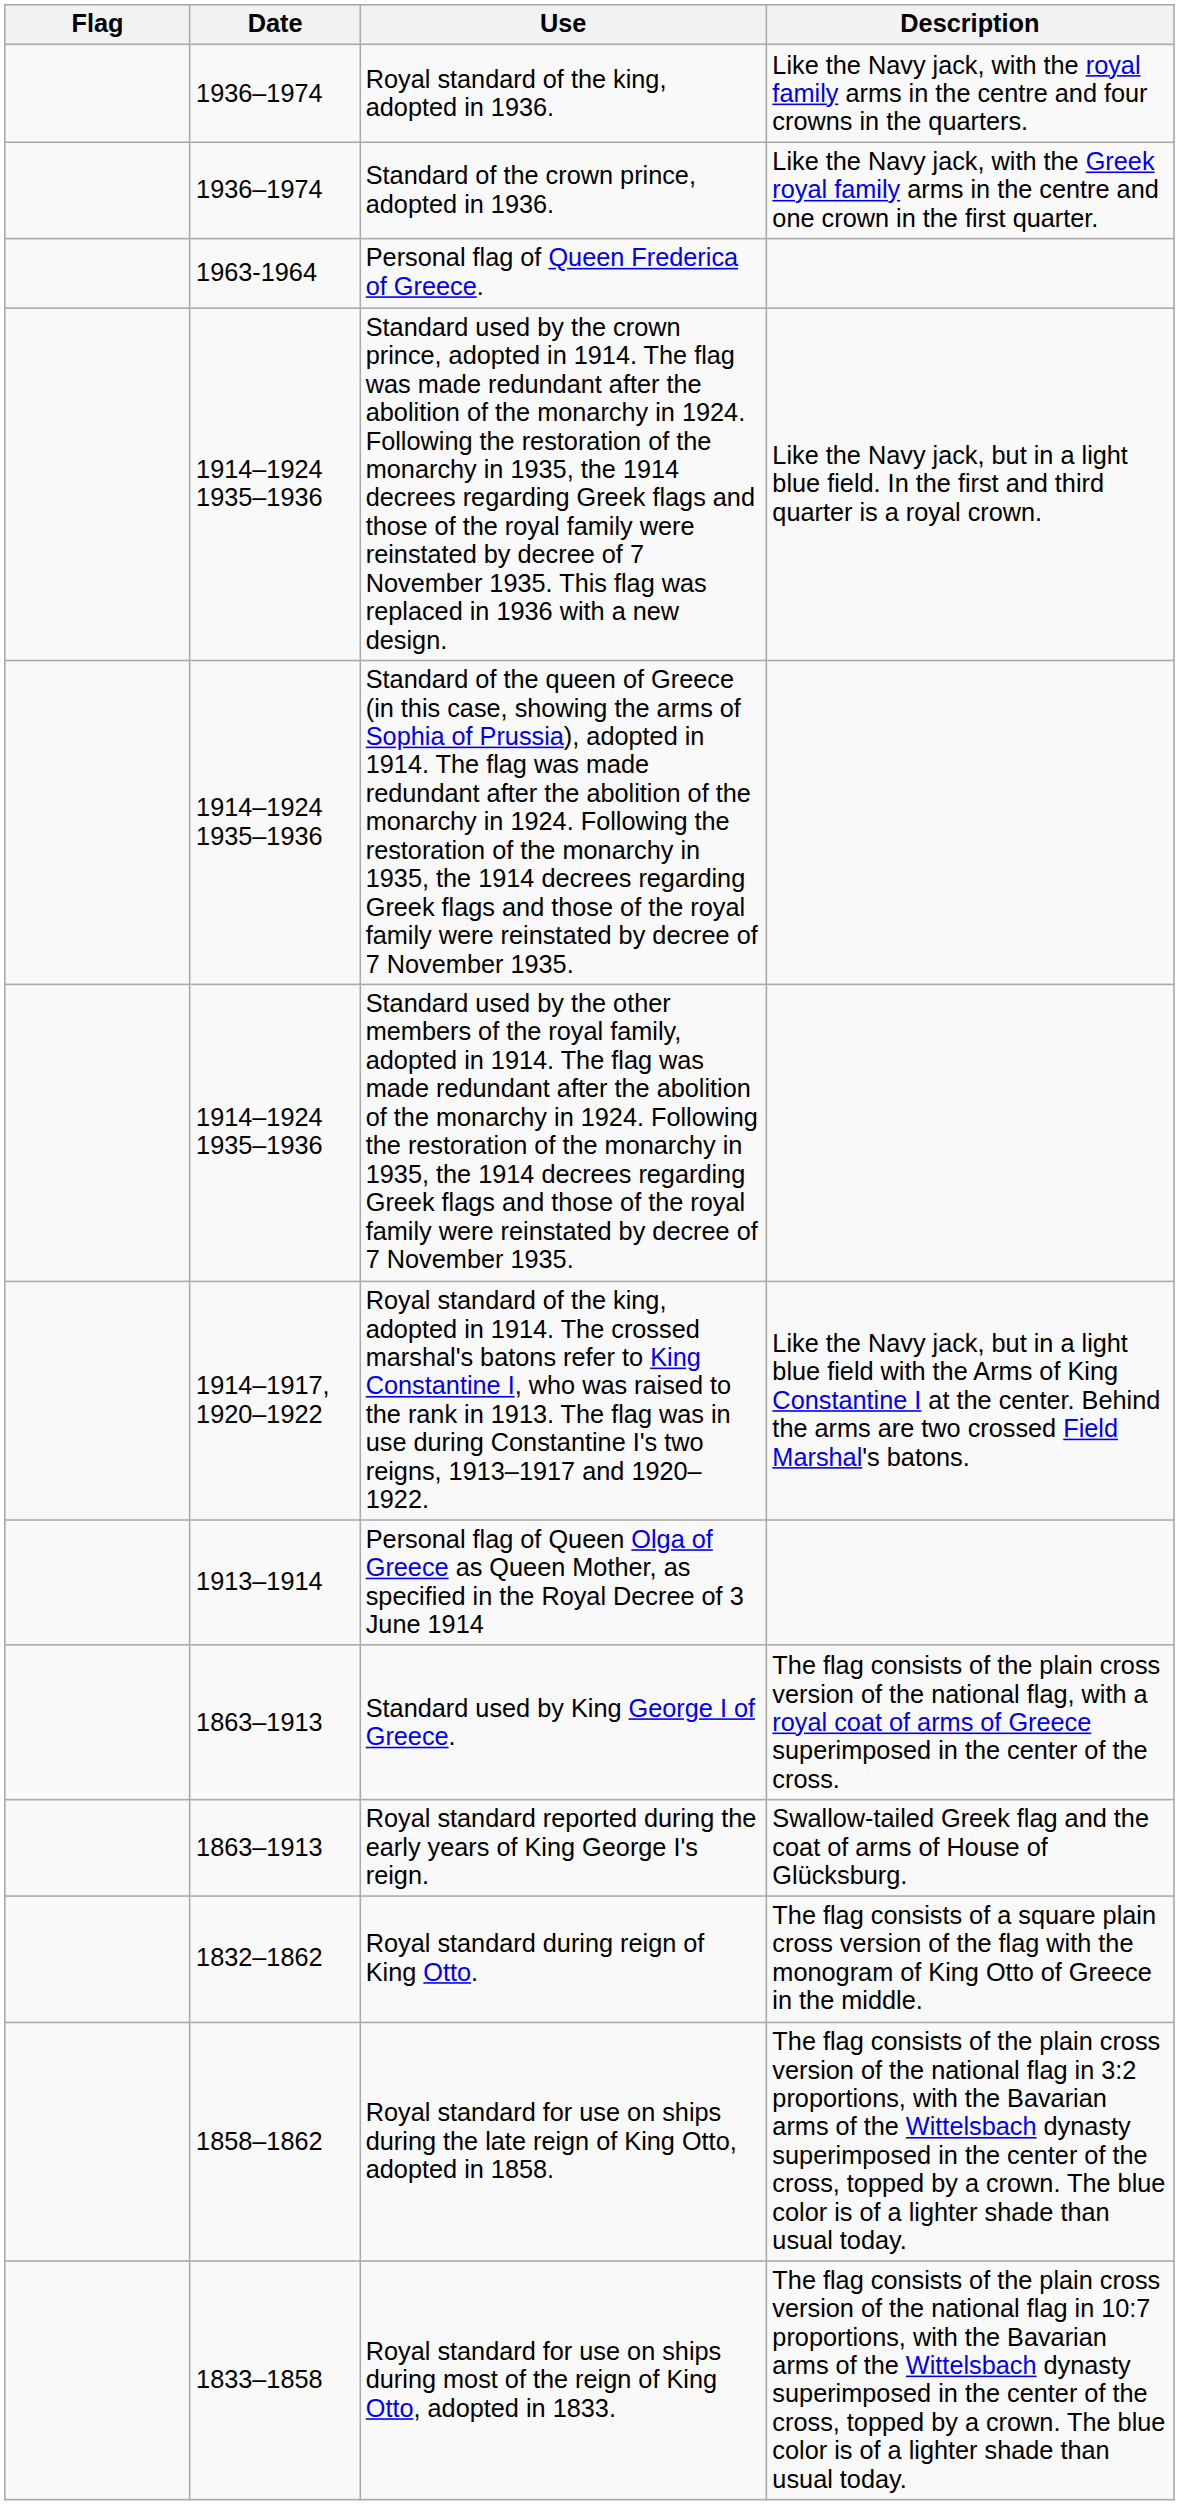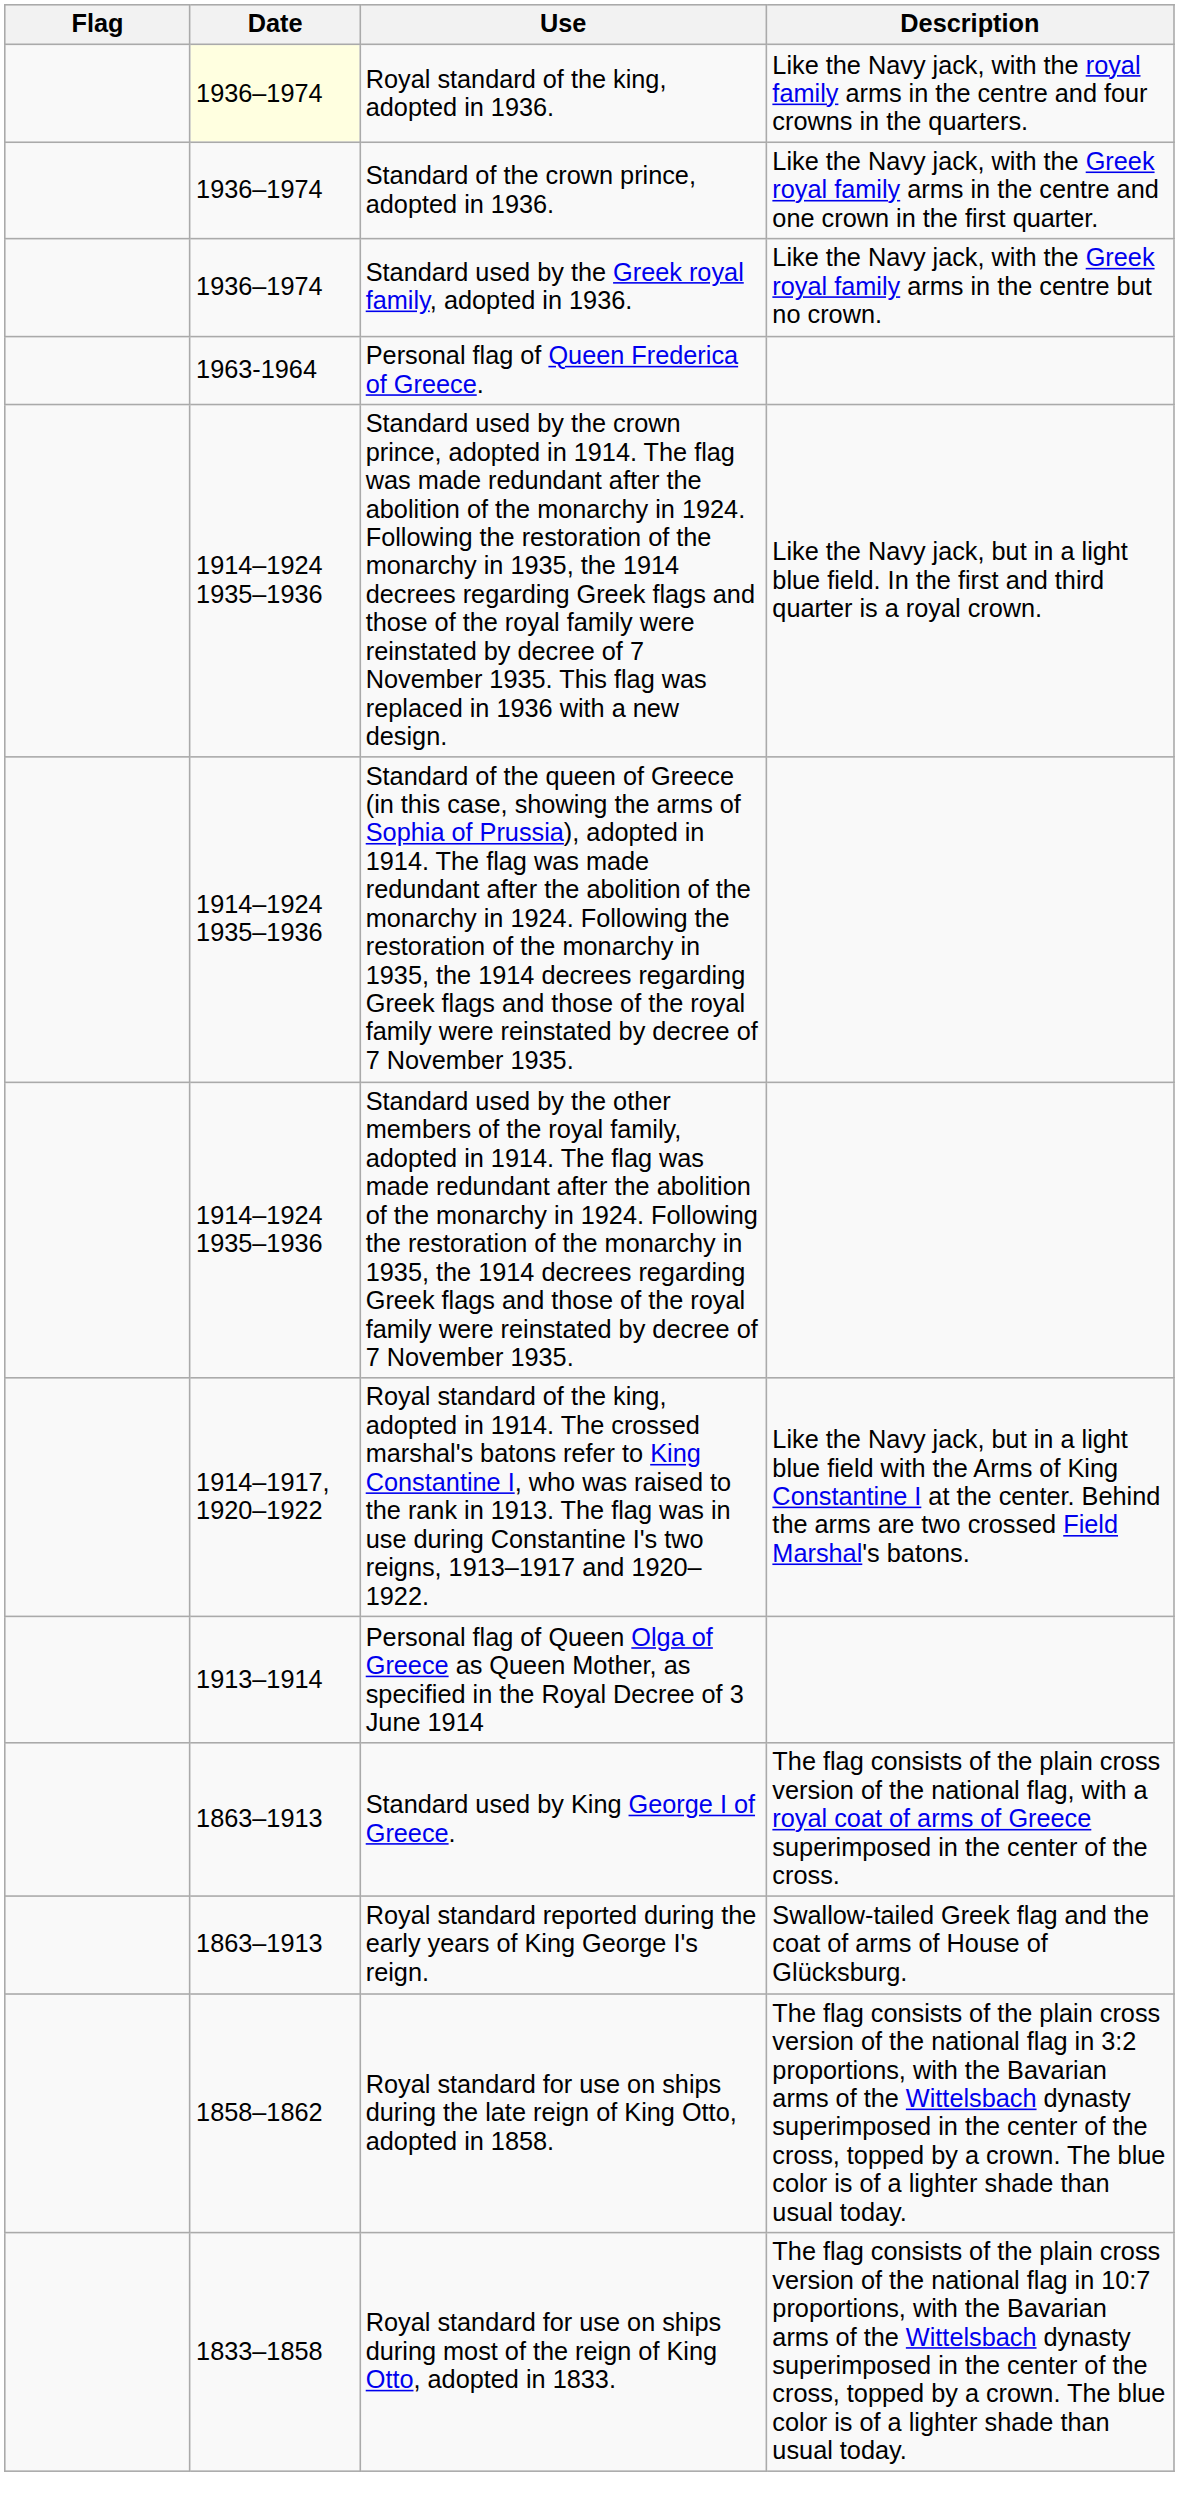(259, 93) no background -> (259, 93) lightyellow background
+ row: (555, 287)
- row: (535, 1958)
